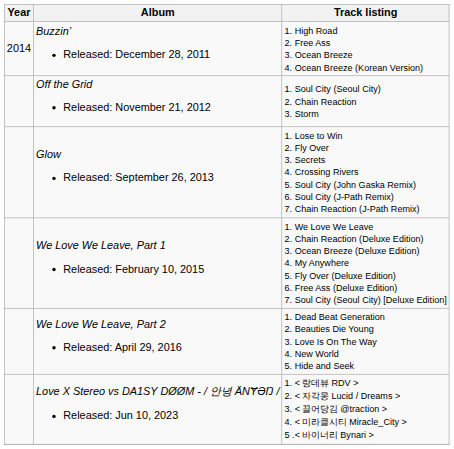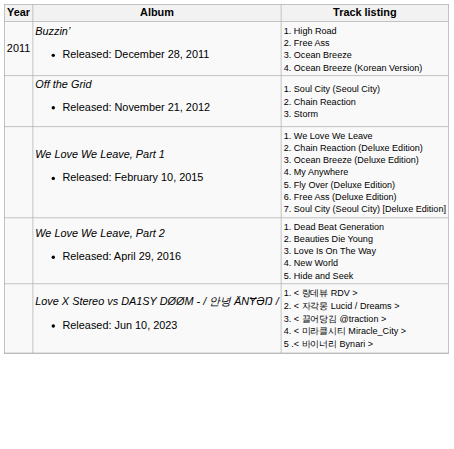(19, 48) 2014 -> (19, 48) 2011
- row: (158, 167)
